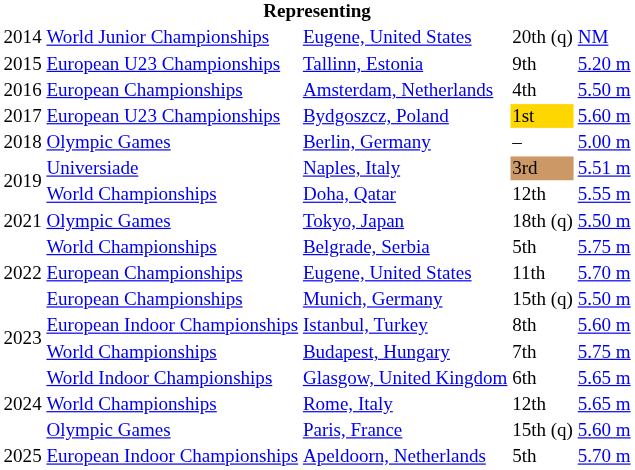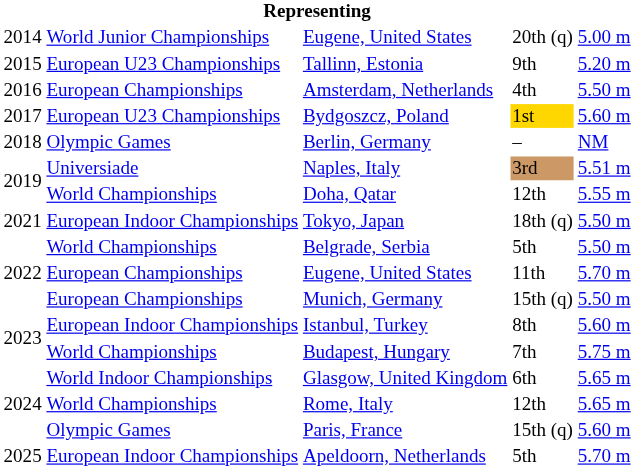(593, 37) NM -> (604, 37) 5.00 m
(604, 142) 5.00 m -> (593, 142) NM
(109, 220) Olympic Games -> (172, 220) European Indoor Championships
(604, 246) 5.75 m -> (604, 246) 5.50 m
